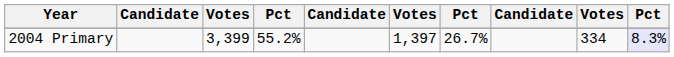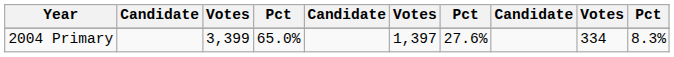(279, 40) 55.2% -> (279, 40) 65.0%
(466, 40) 26.7% -> (466, 40) 27.6%
(648, 40) lavender background -> (648, 40) no background
